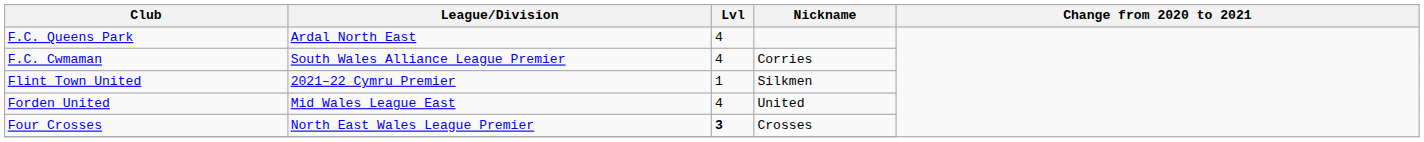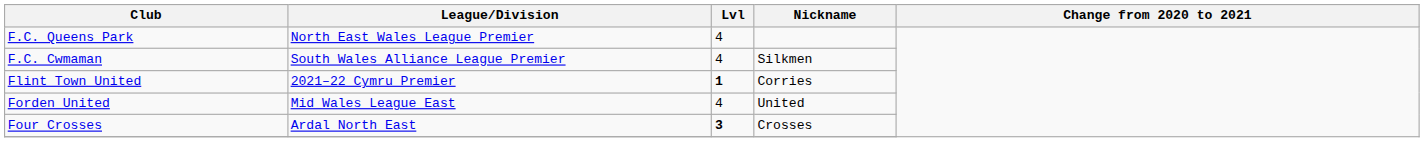(353, 37) Ardal North East -> (412, 37) North East Wales League Premier
(785, 59) Corries -> (785, 59) Silkmen
(719, 81) normal -> (719, 81) bold
(785, 81) Silkmen -> (785, 81) Corries
(412, 125) North East Wales League Premier -> (353, 125) Ardal North East
